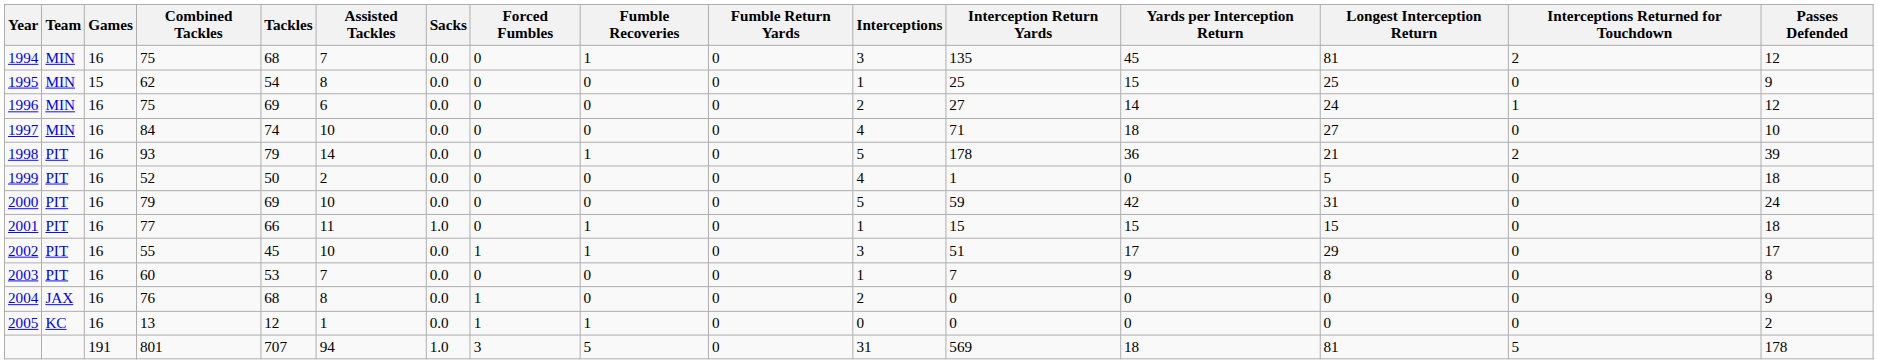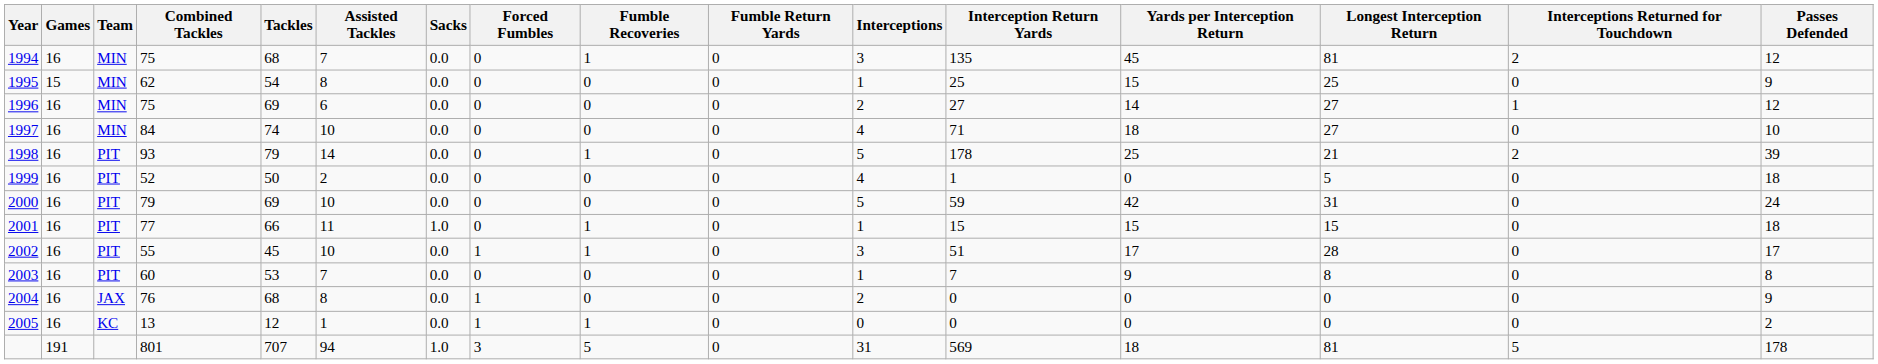columns swapped: (63, 25) <-> (111, 25)
(1331, 105) 24 -> (1331, 105) 27
(1132, 154) 36 -> (1132, 154) 25
(1331, 250) 29 -> (1331, 250) 28
